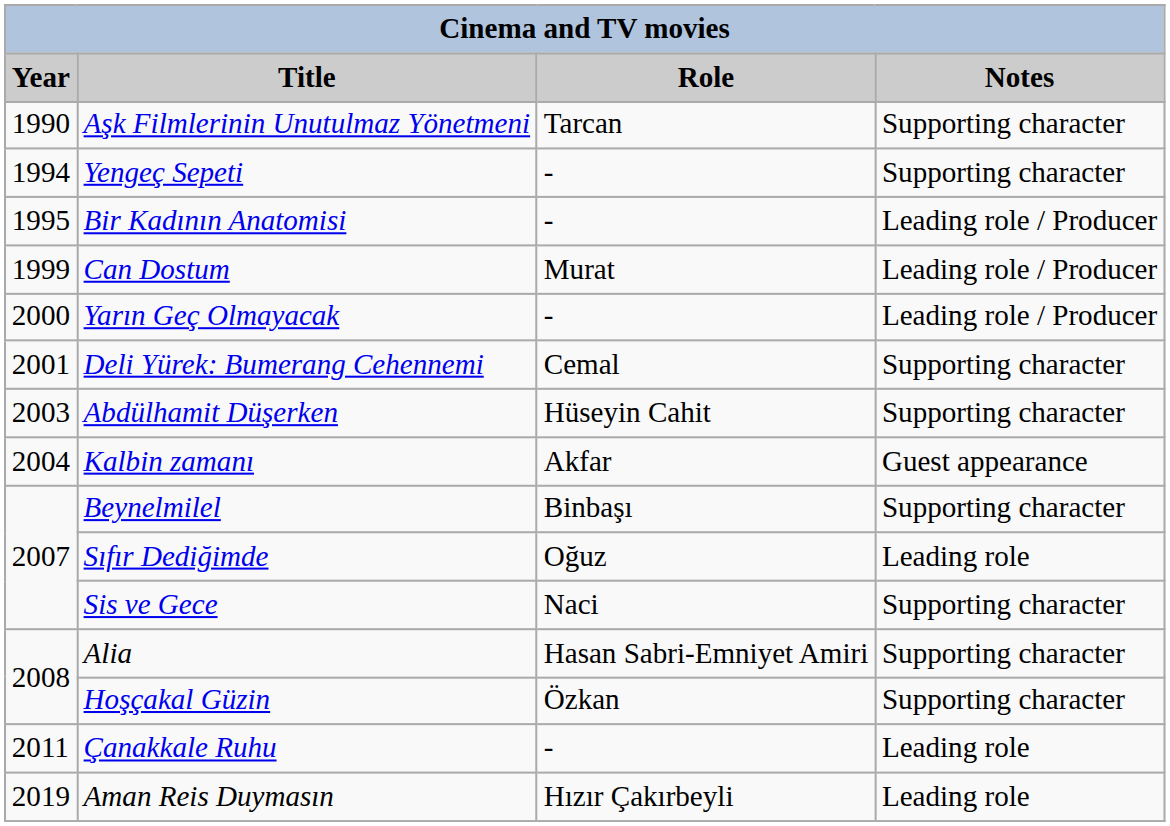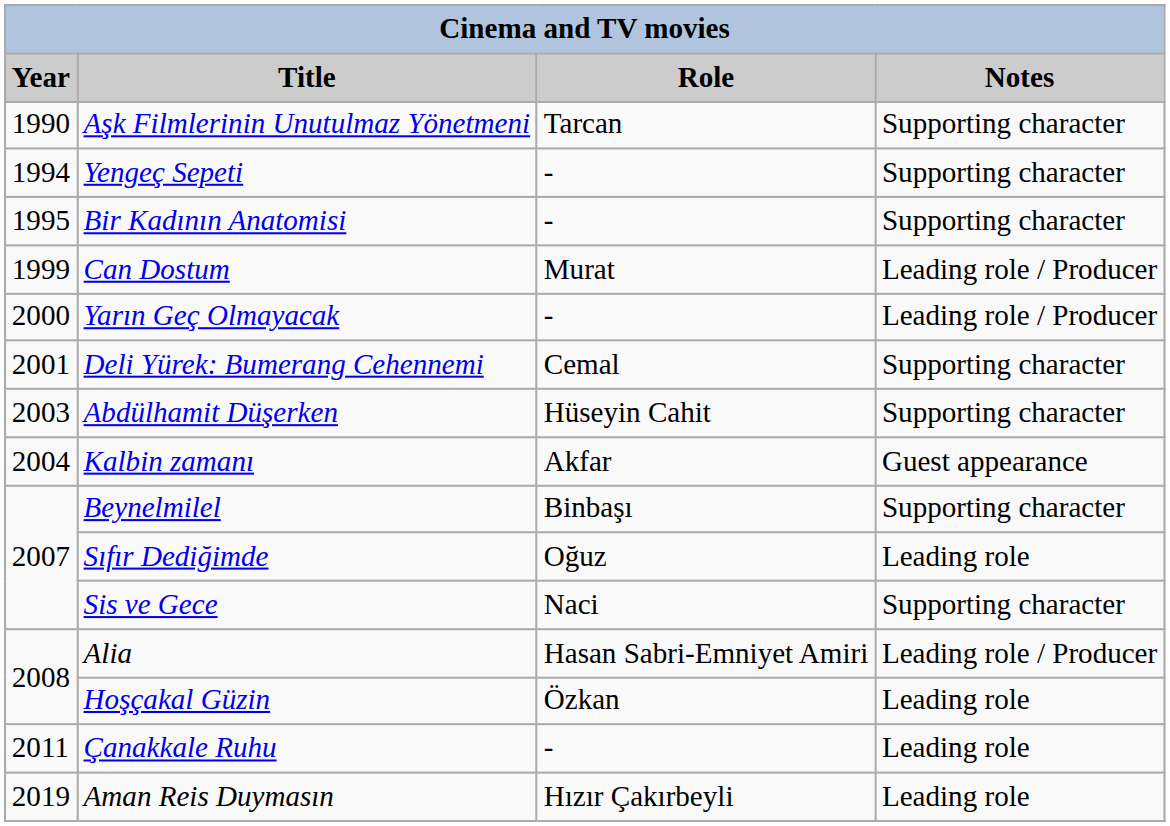(1020, 220) Leading role / Producer -> (1003, 220) Supporting character
(1003, 652) Supporting character -> (1020, 652) Leading role / Producer
(1003, 700) Supporting character -> (956, 700) Leading role
